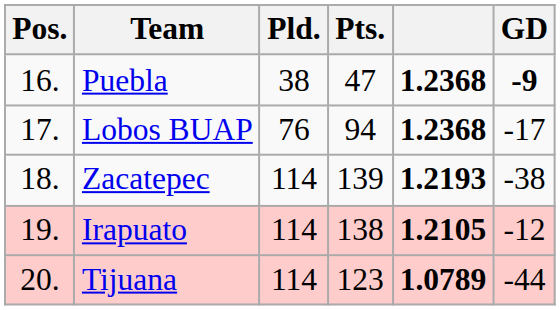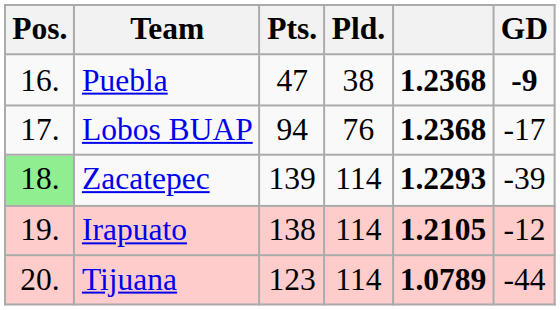columns swapped: (294, 29) <-> (360, 29)
(40, 179) no background -> (40, 179) lightgreen background
(443, 179) 1.2193 -> (443, 179) 1.2293
(524, 179) -38 -> (524, 179) -39
